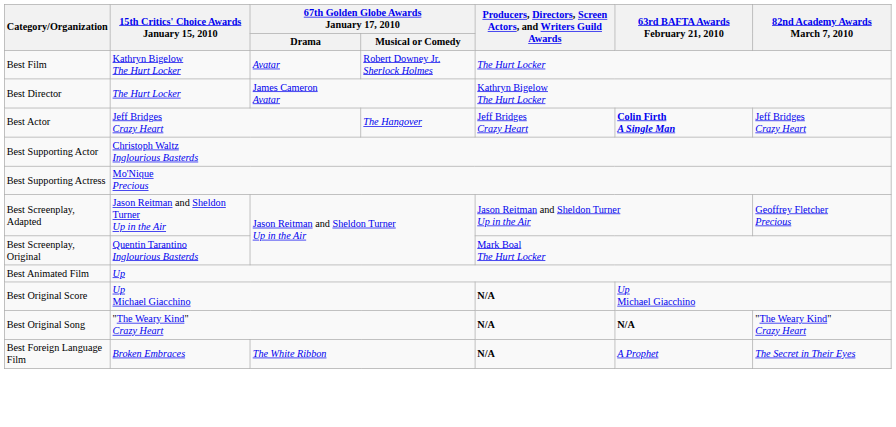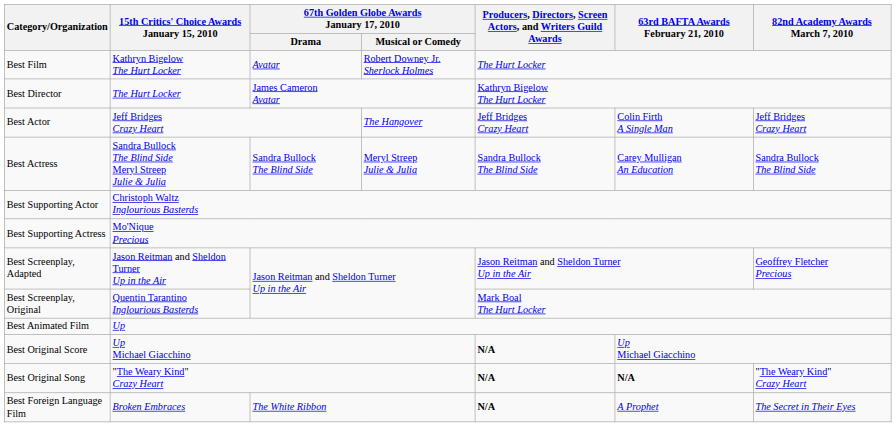(646, 123) bold -> (645, 123) normal
+ row: (32, 164)
